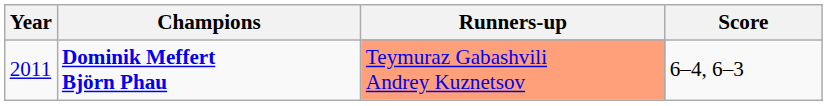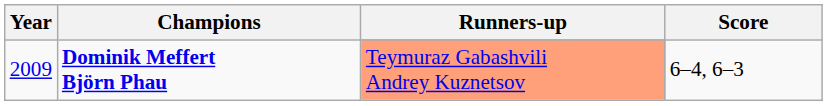(30, 69) 2011 -> (31, 69) 2009
